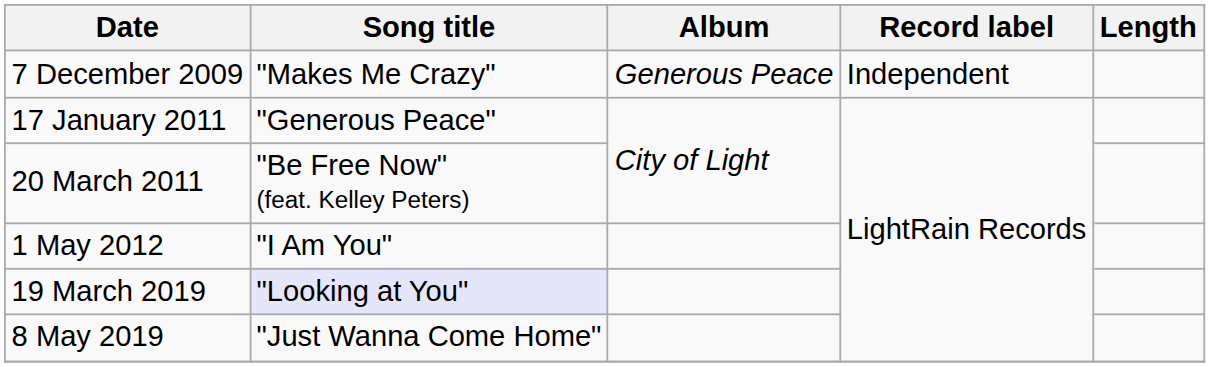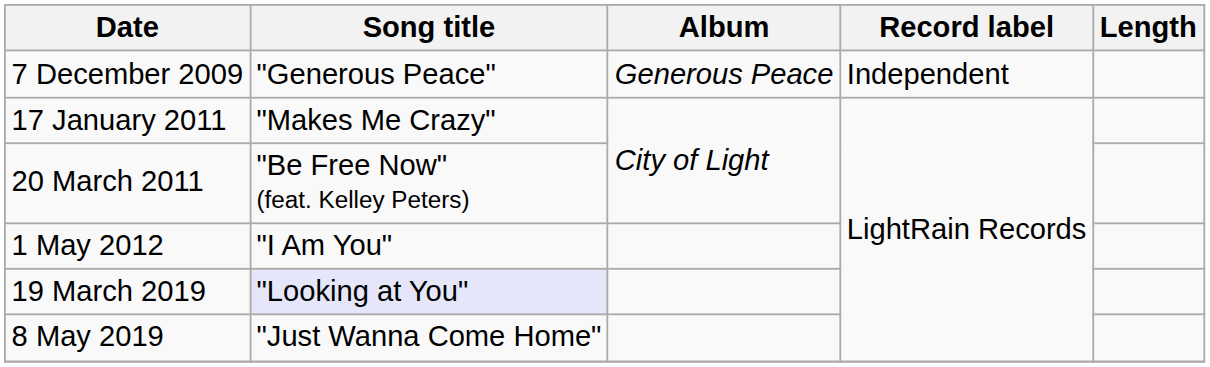(376, 73) "Makes Me Crazy" -> (376, 73) "Generous Peace"
(376, 119) "Generous Peace" -> (376, 119) "Makes Me Crazy"
